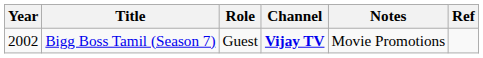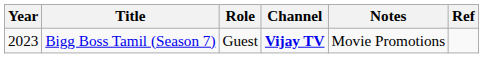(23, 40) 2002 -> (23, 40) 2023
